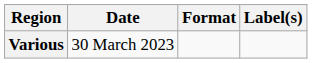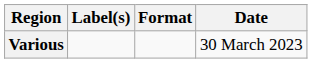columns swapped: (123, 17) <-> (273, 17)
